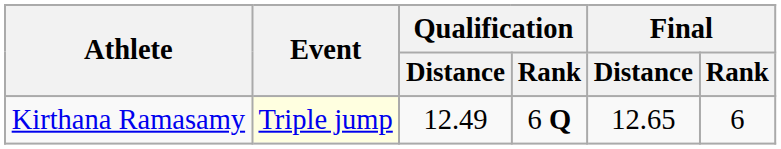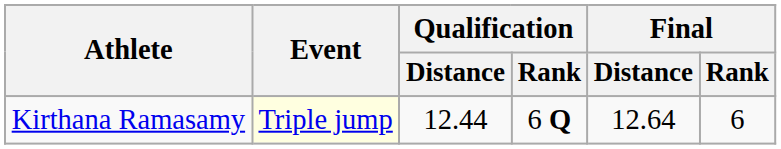(455, 119) 12.49 -> (455, 119) 12.44
(643, 119) 12.65 -> (643, 119) 12.64
